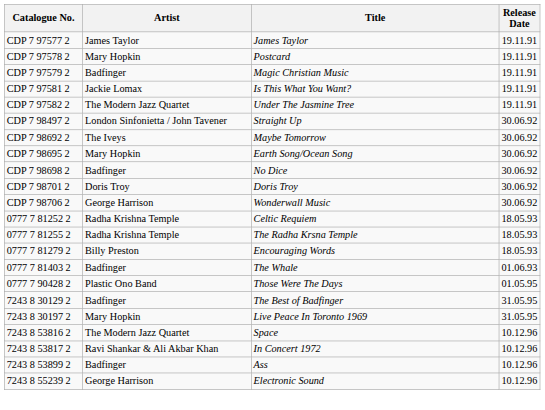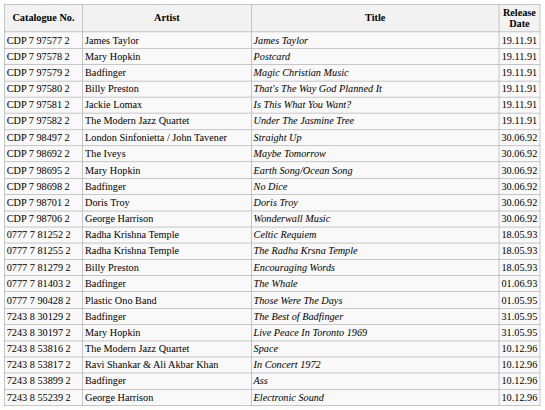+ row: (38, 89)
